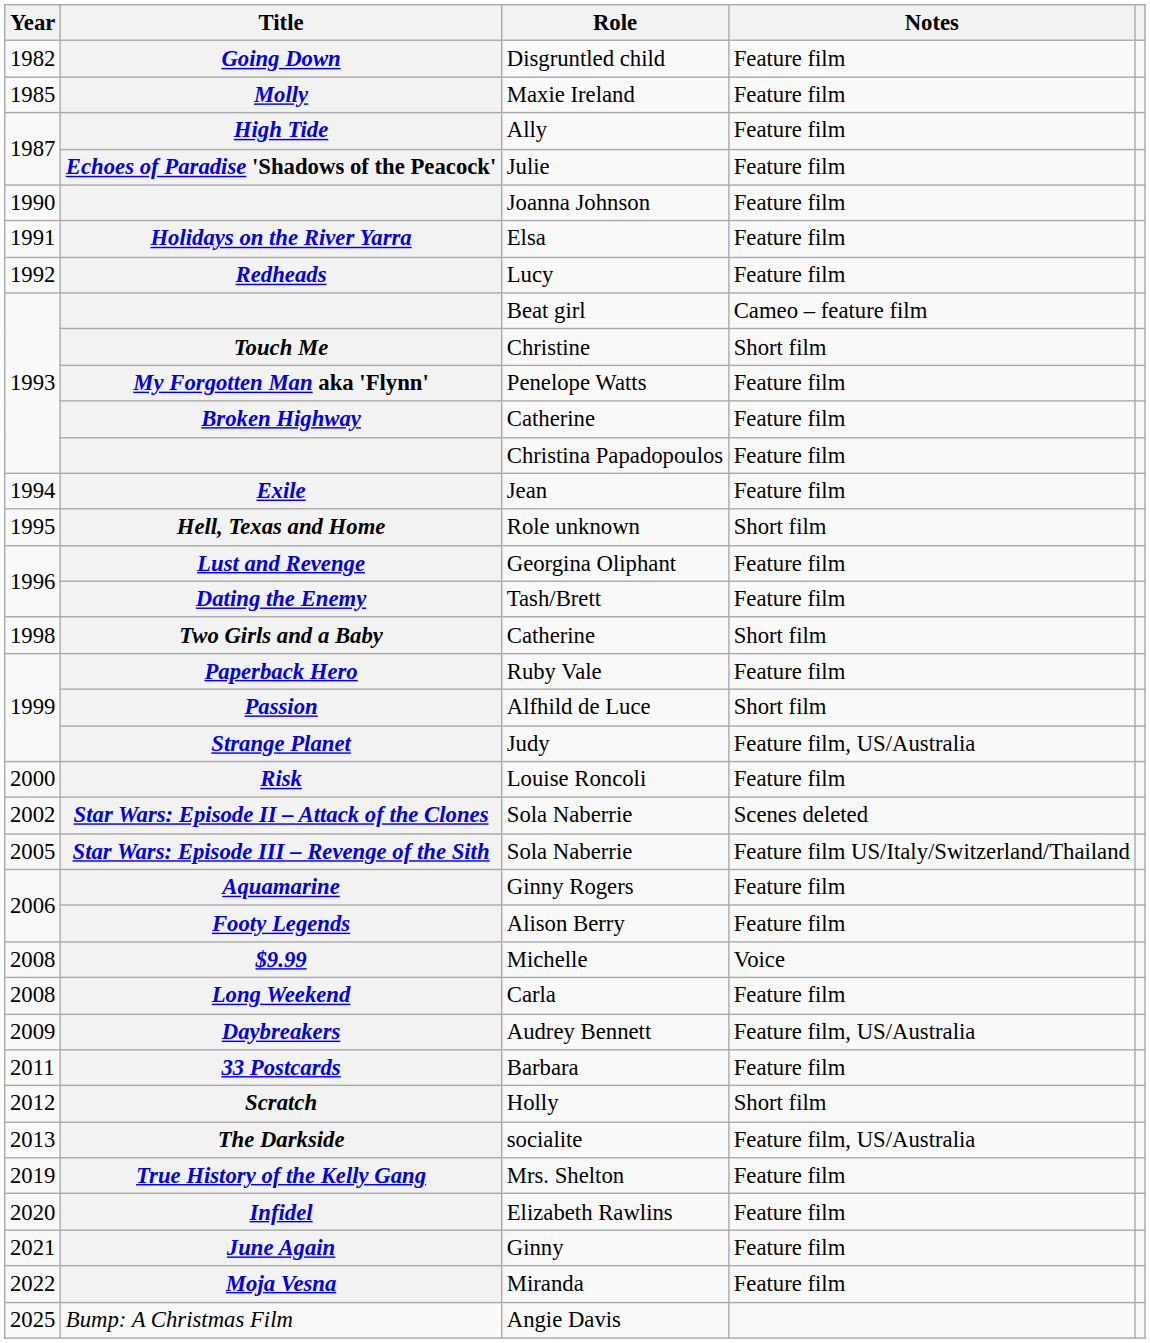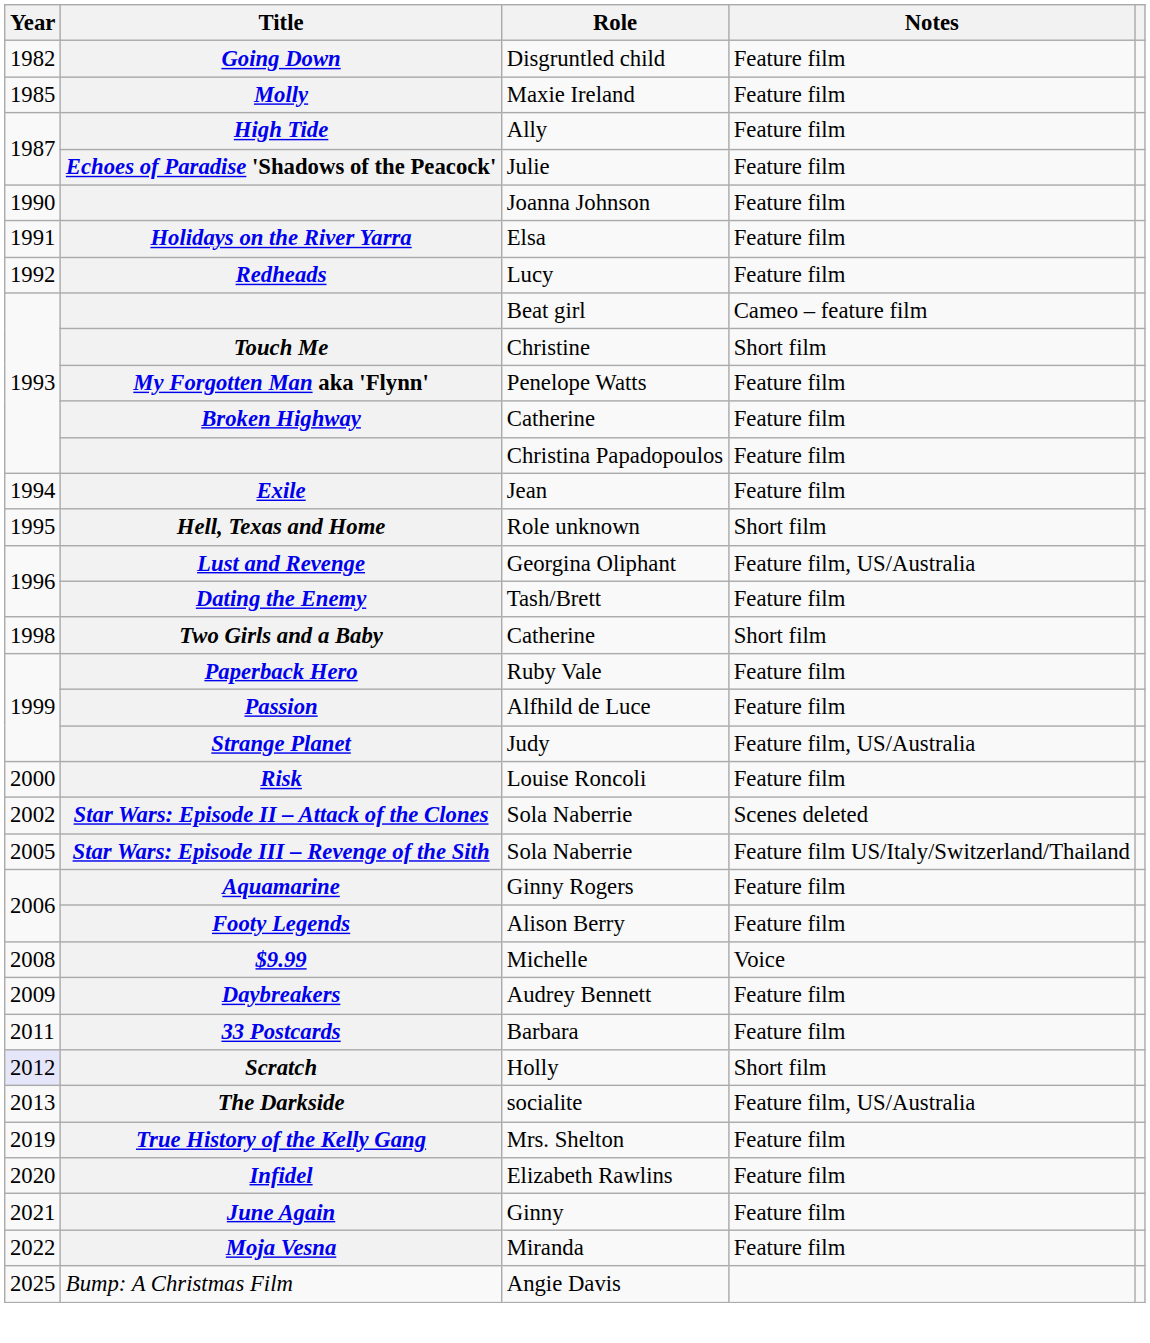(790, 563) Feature film -> (855, 563) Feature film, US/Australia
(780, 707) Short film -> (790, 707) Feature film
- row: (281, 995)
(855, 1031) Feature film, US/Australia -> (790, 995) Feature film
(33, 1103) no background -> (33, 1067) lavender background
